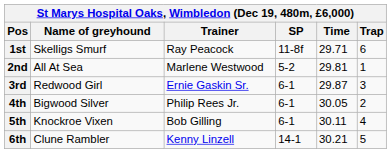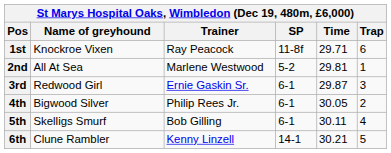(70, 49) Skelligs Smurf -> (73, 49) Knockroe Vixen
(73, 121) Knockroe Vixen -> (70, 121) Skelligs Smurf
